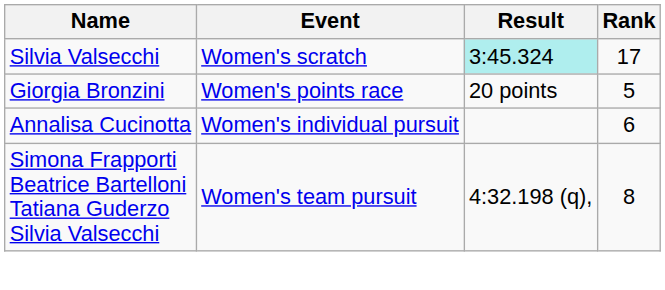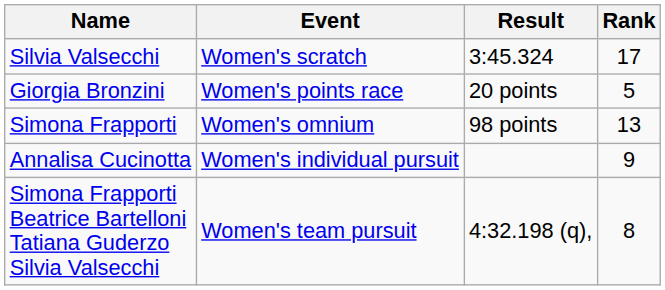(511, 56) paleturquoise background -> (511, 56) no background
+ row: (93, 125)
(629, 125) 6 -> (629, 159) 9
